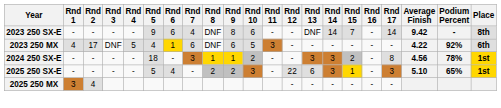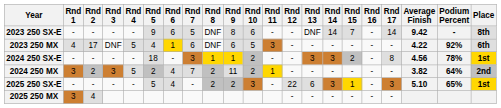(193, 32) 4 -> (193, 32) 5
+ row: (34, 71)
